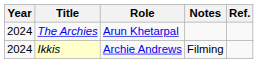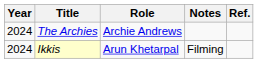(141, 31) Arun Khetarpal -> (142, 31) Archie Andrews
(142, 49) Archie Andrews -> (141, 49) Arun Khetarpal
